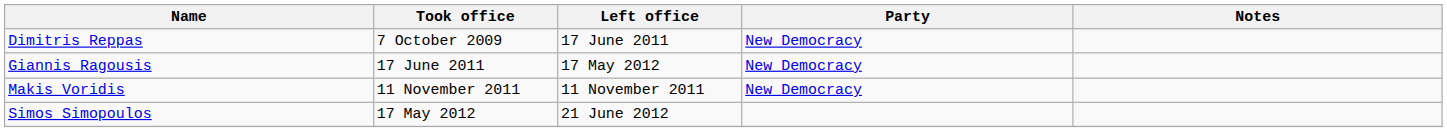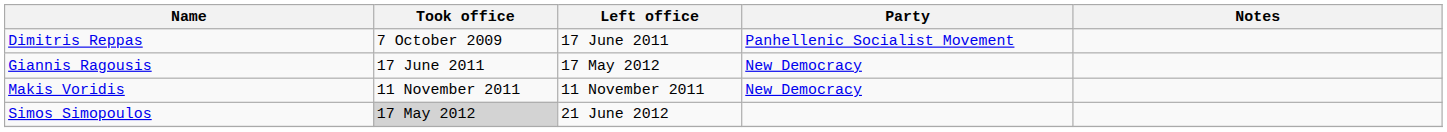(804, 41) New Democracy -> (880, 41) Panhellenic Socialist Movement
(426, 114) no background -> (426, 114) lightgrey background
